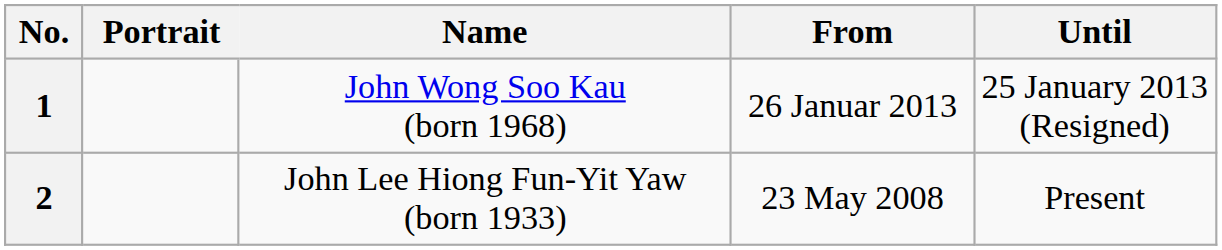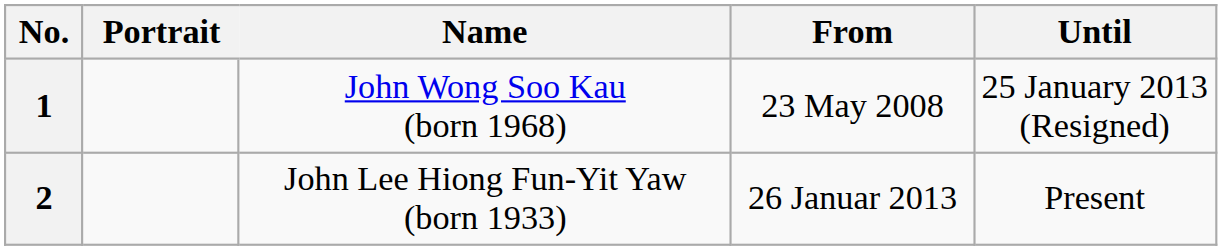(852, 105) 26 Januar 2013 -> (852, 105) 23 May 2008
(852, 198) 23 May 2008 -> (852, 198) 26 Januar 2013
